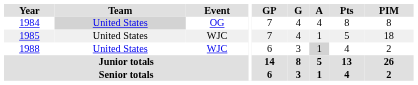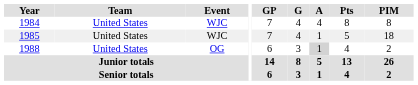(120, 23) lightgrey background -> (120, 23) no background
(217, 23) OG -> (217, 23) WJC
(217, 48) WJC -> (217, 48) OG
